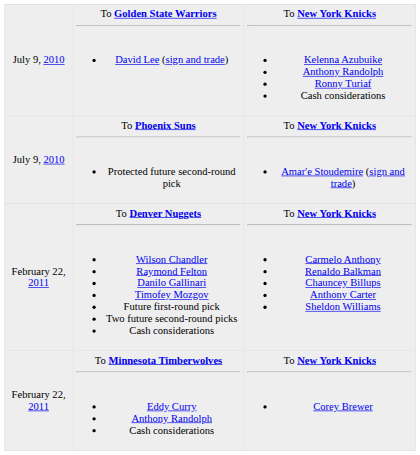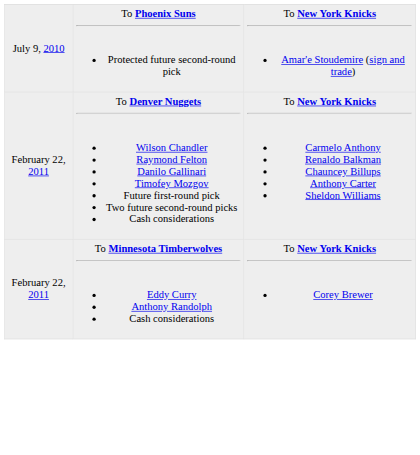- row: (159, 37)
